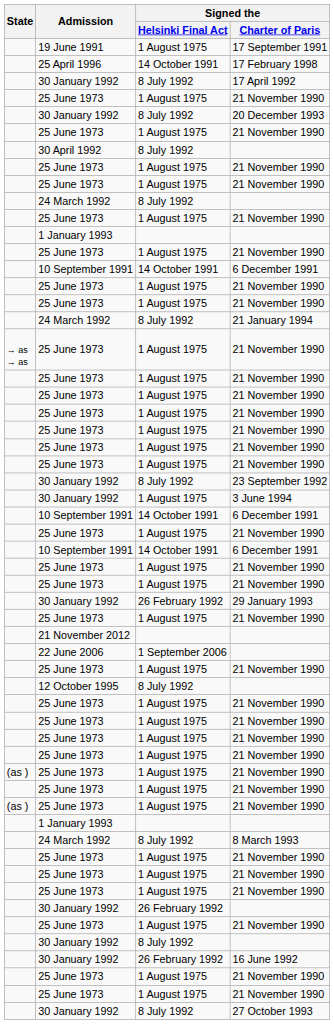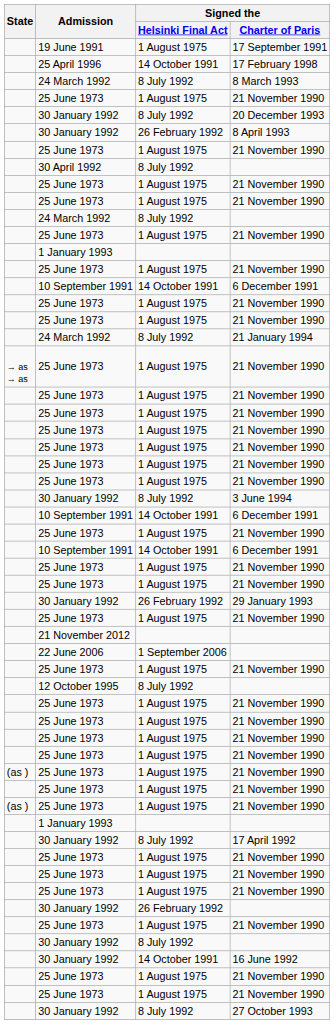rows swapped: (78, 81) <-> (74, 840)
+ row: (78, 133)
- row: (78, 481)
(172, 499) 1 August 1975 -> (166, 499) 8 July 1992
(181, 960) 26 February 1992 -> (178, 960) 14 October 1991
